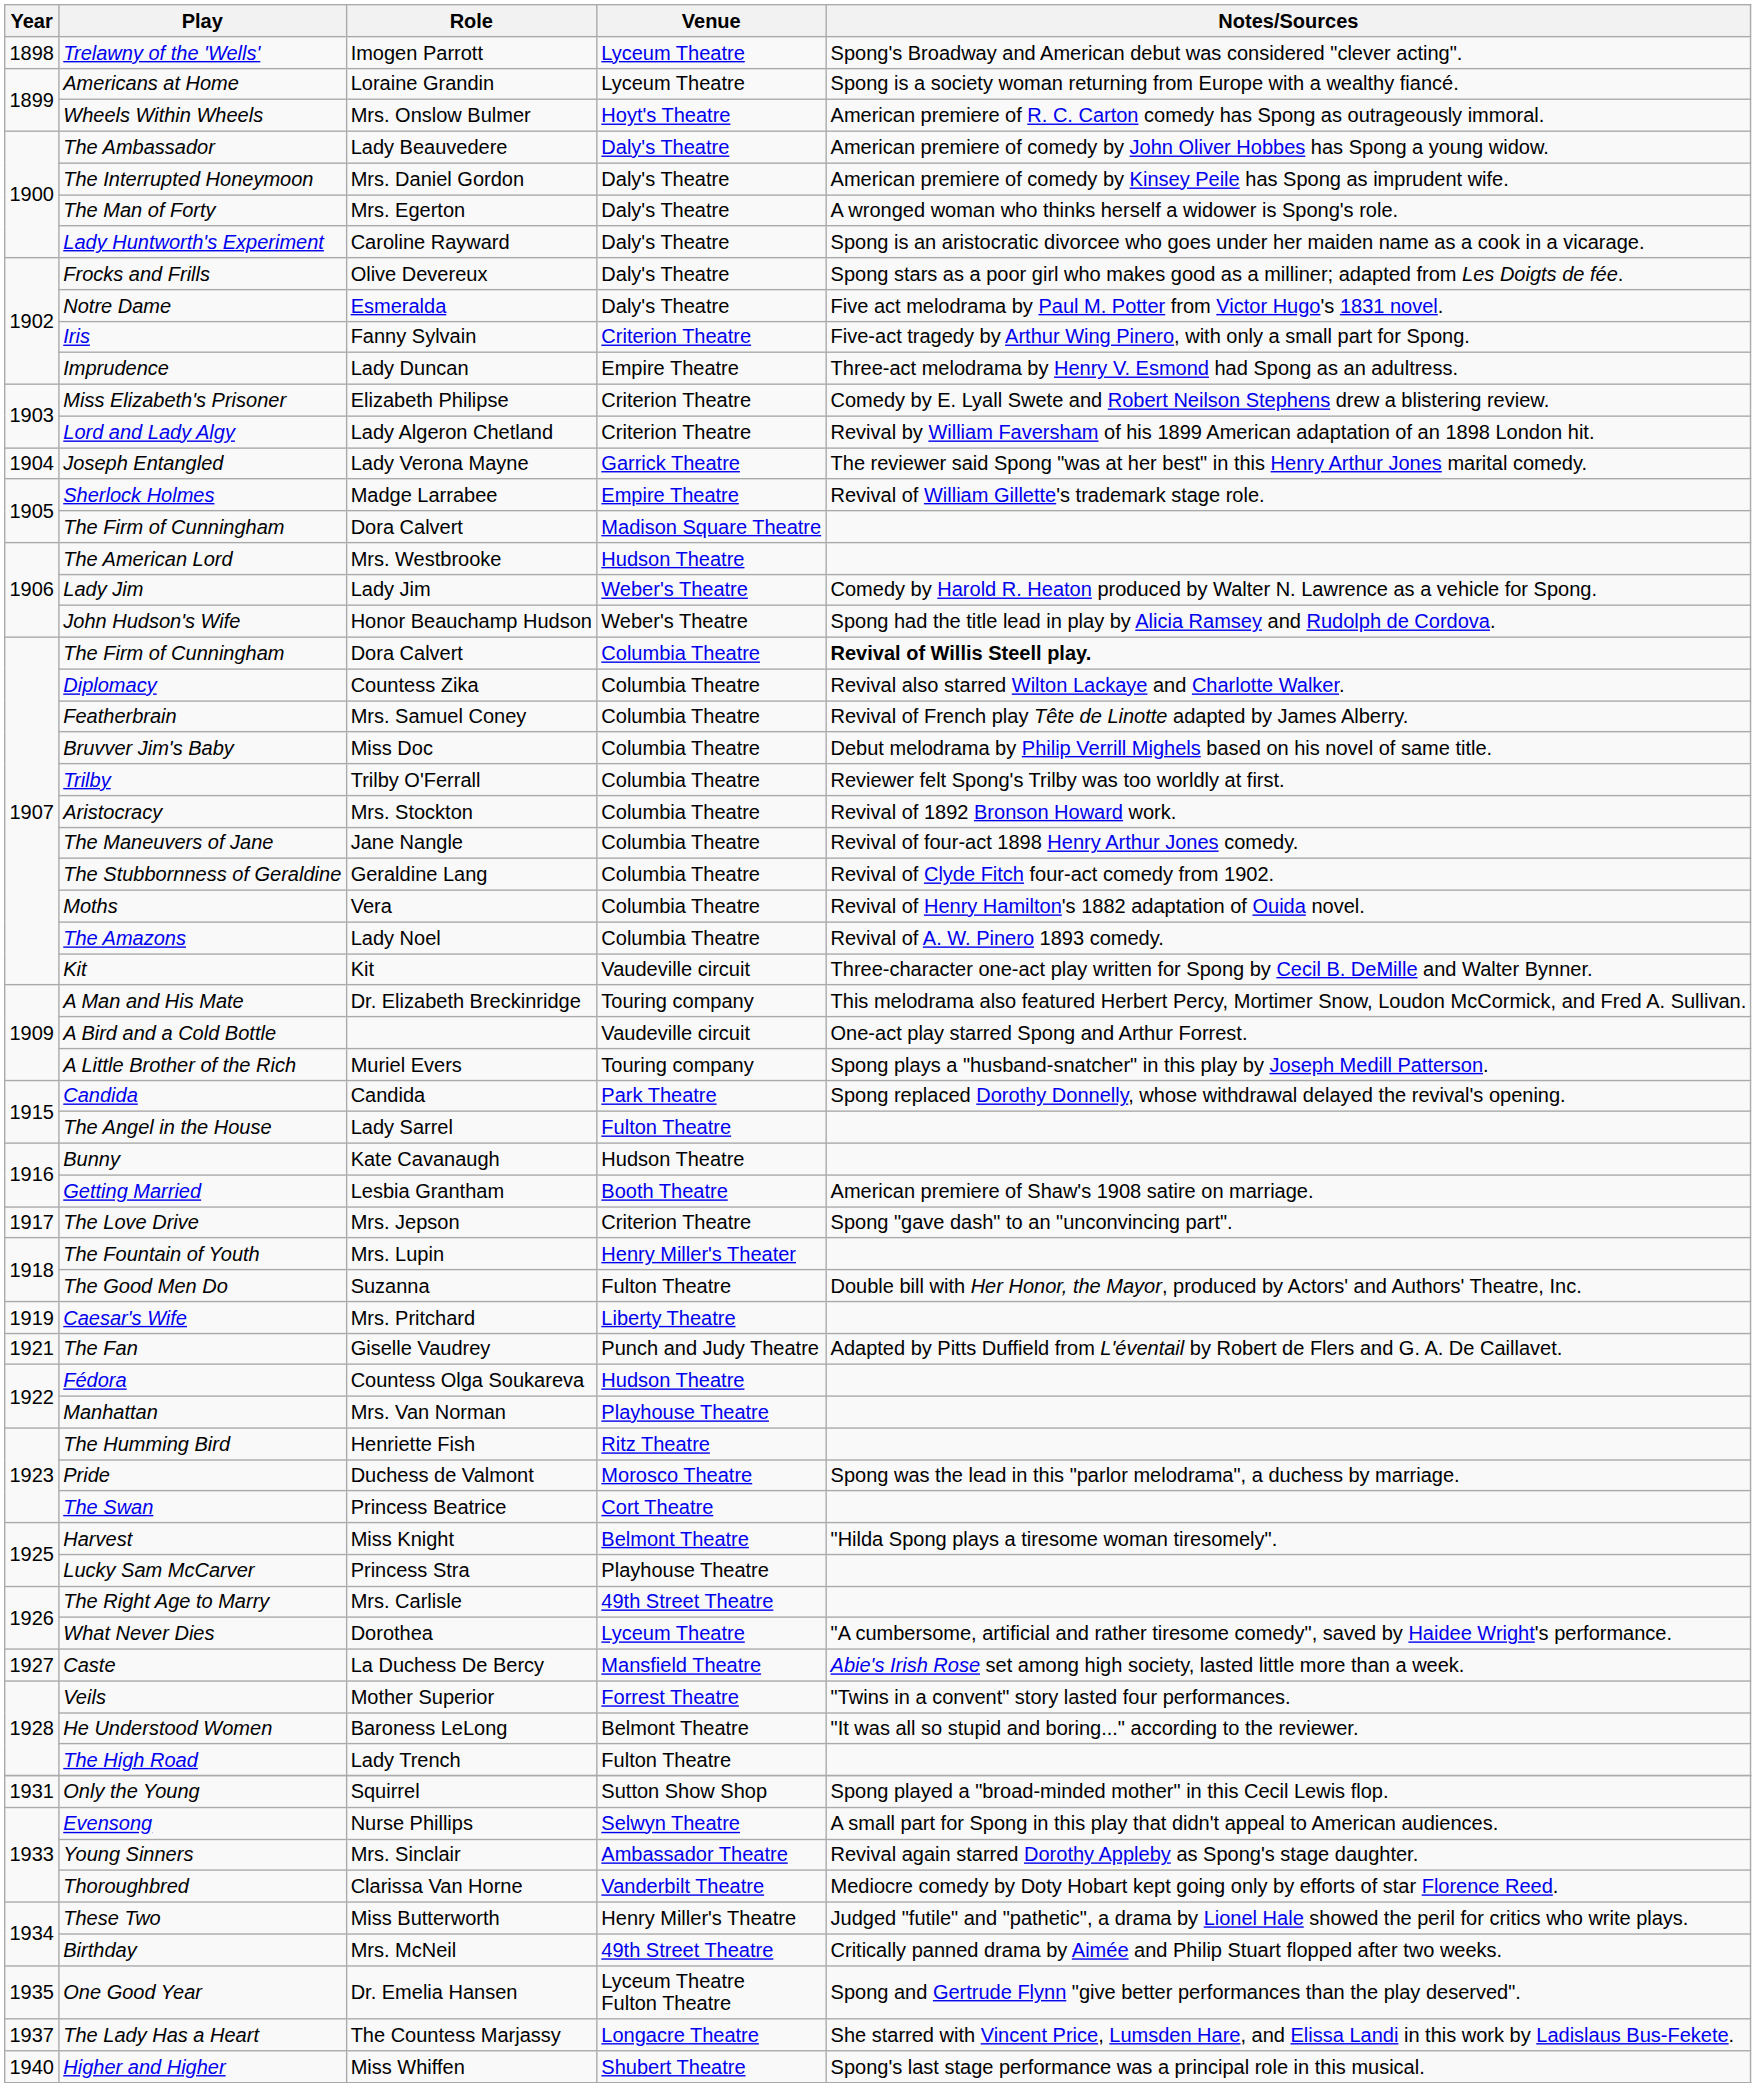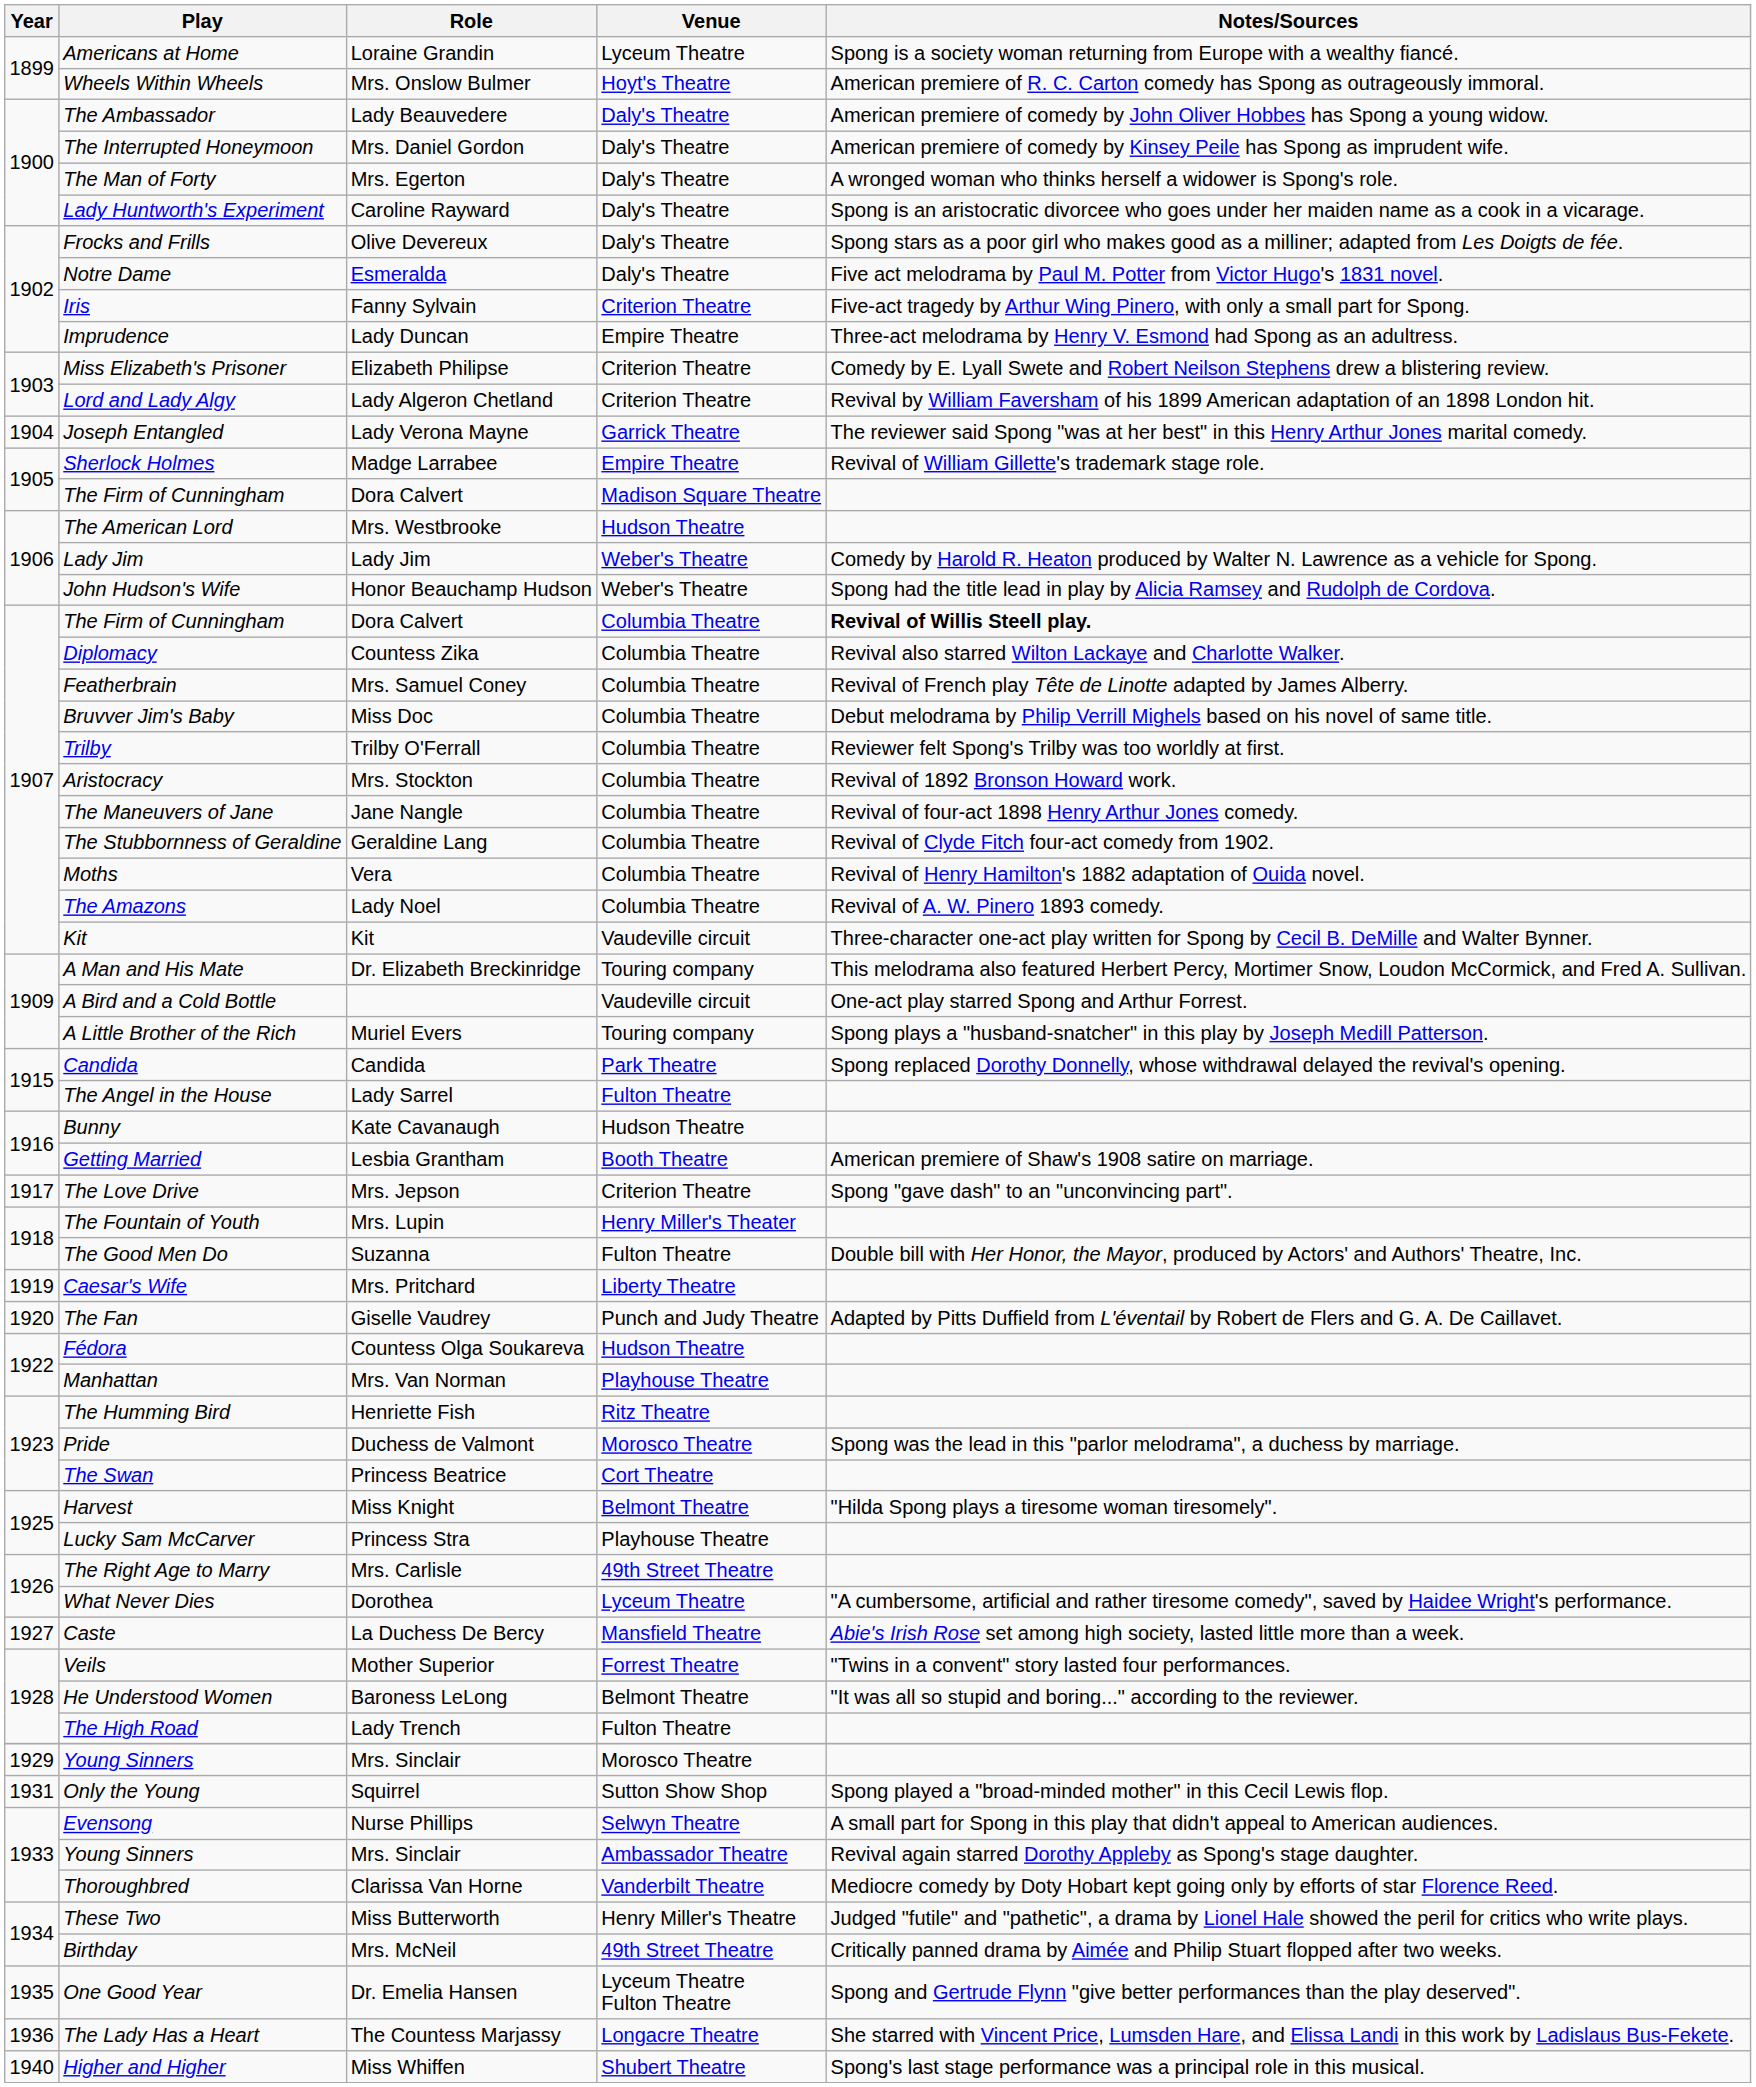- row: (162, 53)
(32, 1349) 1921 -> (32, 1317) 1920
+ row: (128, 1760)
(32, 2035) 1937 -> (32, 2035) 1936
